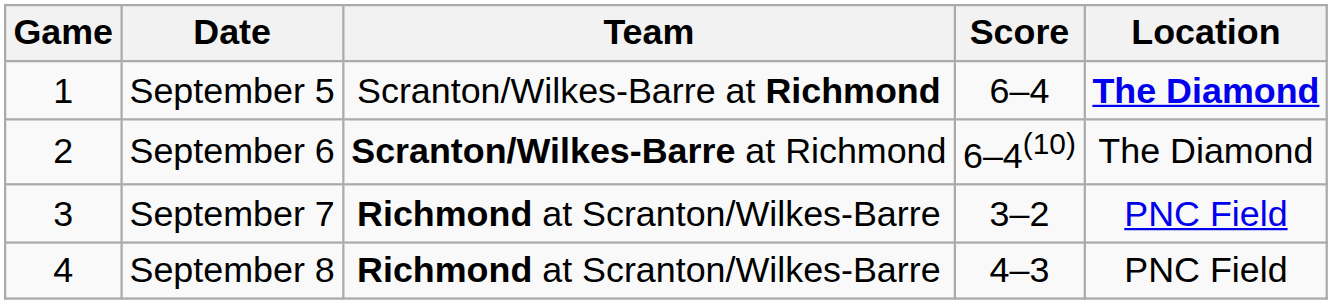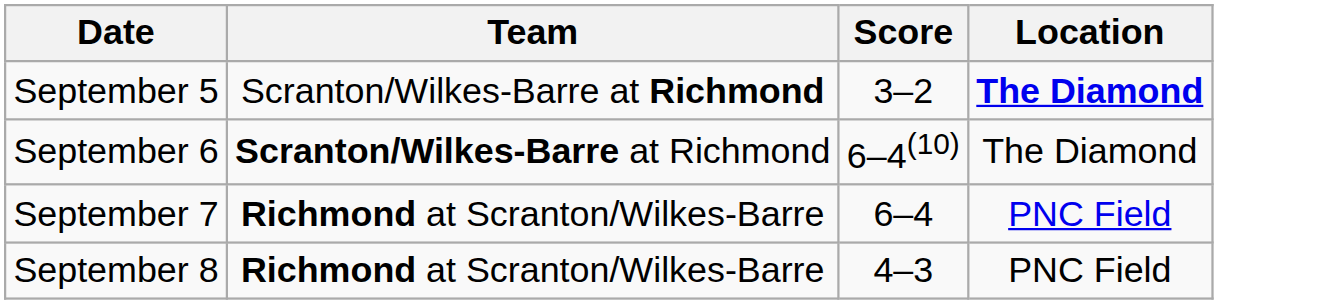- column: (63, 32)
(1019, 89) 6–4 -> (903, 89) 3–2
(1019, 213) 3–2 -> (903, 213) 6–4
